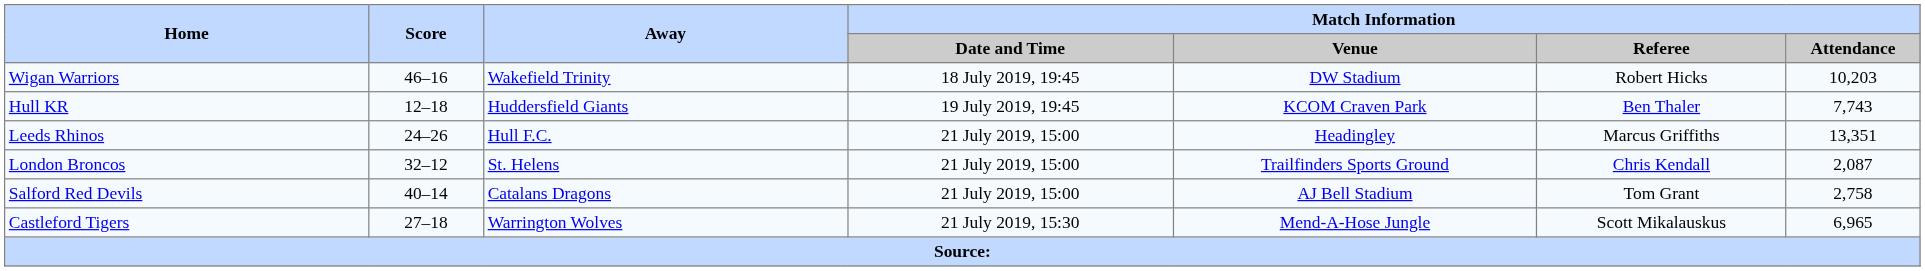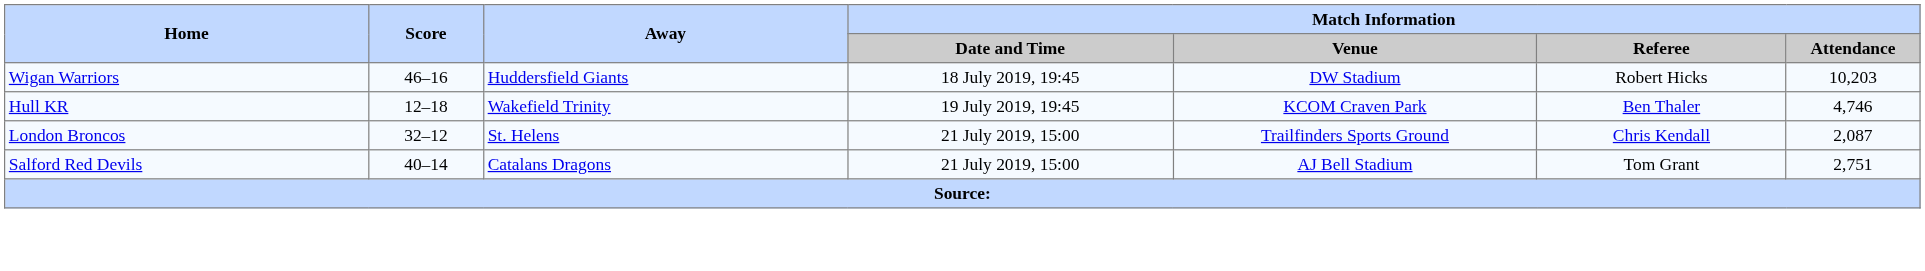(549, 77) Wakefield Trinity -> (558, 77) Huddersfield Giants
(558, 106) Huddersfield Giants -> (549, 106) Wakefield Trinity
(1853, 106) 7,743 -> (1853, 106) 4,746
- row: (56, 135)
(1853, 193) 2,758 -> (1853, 164) 2,751
- row: (69, 222)
